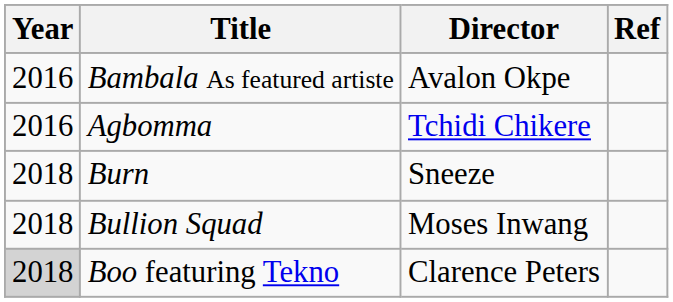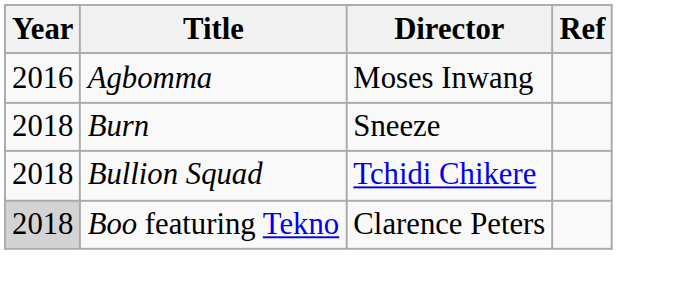- row: (241, 77)
(499, 126) Tchidi Chikere -> (443, 77) Moses Inwang
(498, 223) Moses Inwang -> (445, 175) Tchidi Chikere
